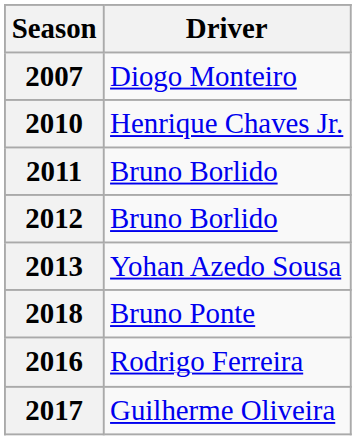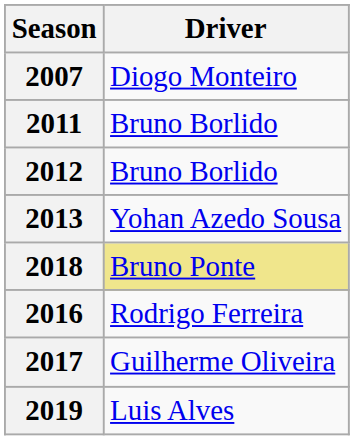- row: (54, 123)
(183, 314) no background -> (183, 266) khaki background
+ row: (54, 409)
